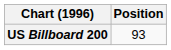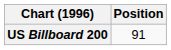(139, 34) 93 -> (139, 34) 91
